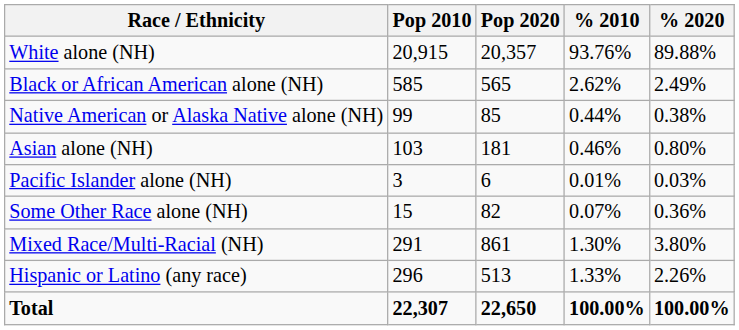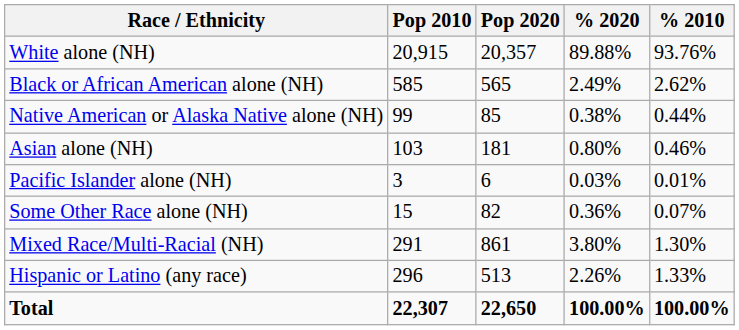columns swapped: (607, 20) <-> (692, 20)
